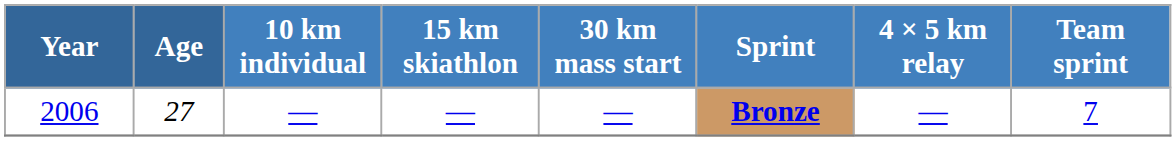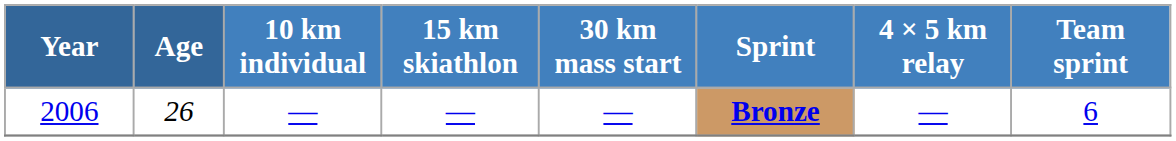(179, 111) 27 -> (179, 111) 26
(1091, 111) 7 -> (1091, 111) 6
